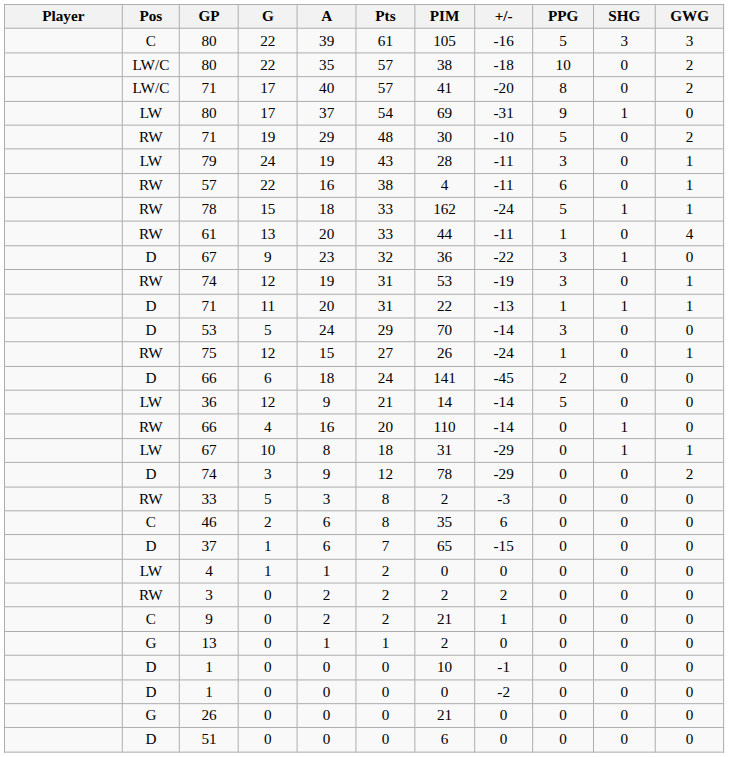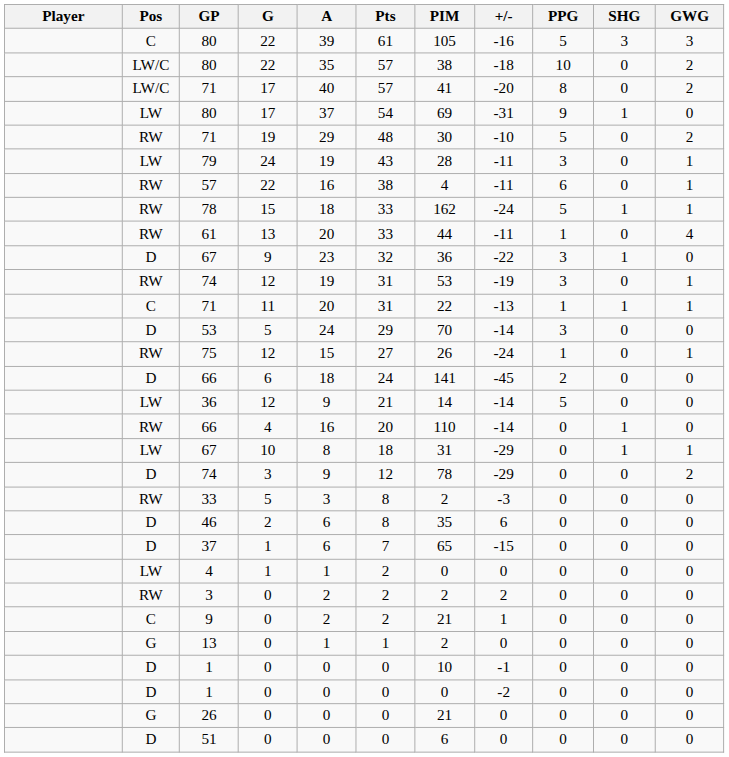(151, 305) D -> (151, 305) C
(151, 522) C -> (151, 522) D
